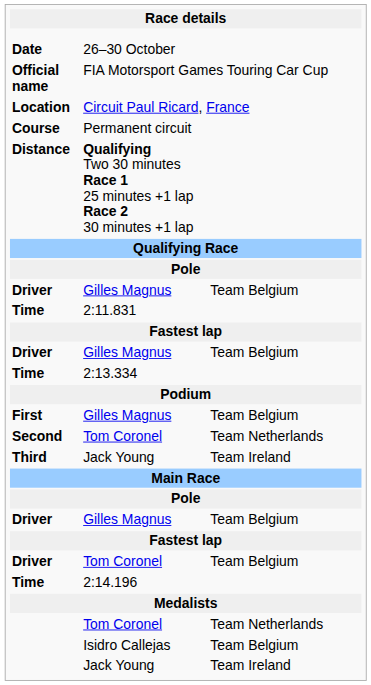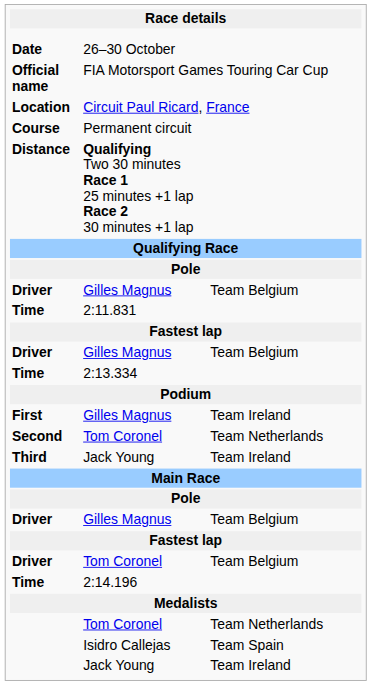(254, 415) Team Belgium -> (250, 415) Team Ireland
(254, 645) Team Belgium -> (247, 645) Team Spain
